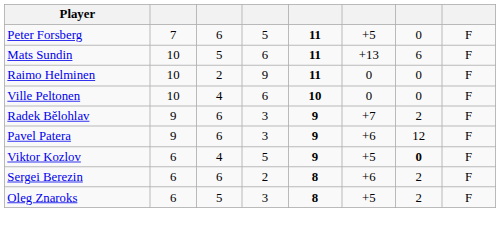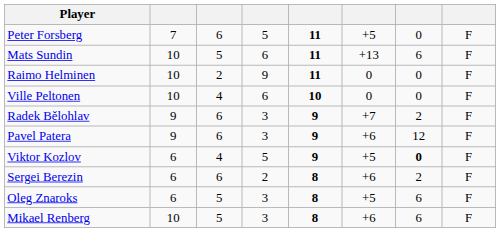(419, 197) 2 -> (419, 197) 6
+ row: (49, 217)
